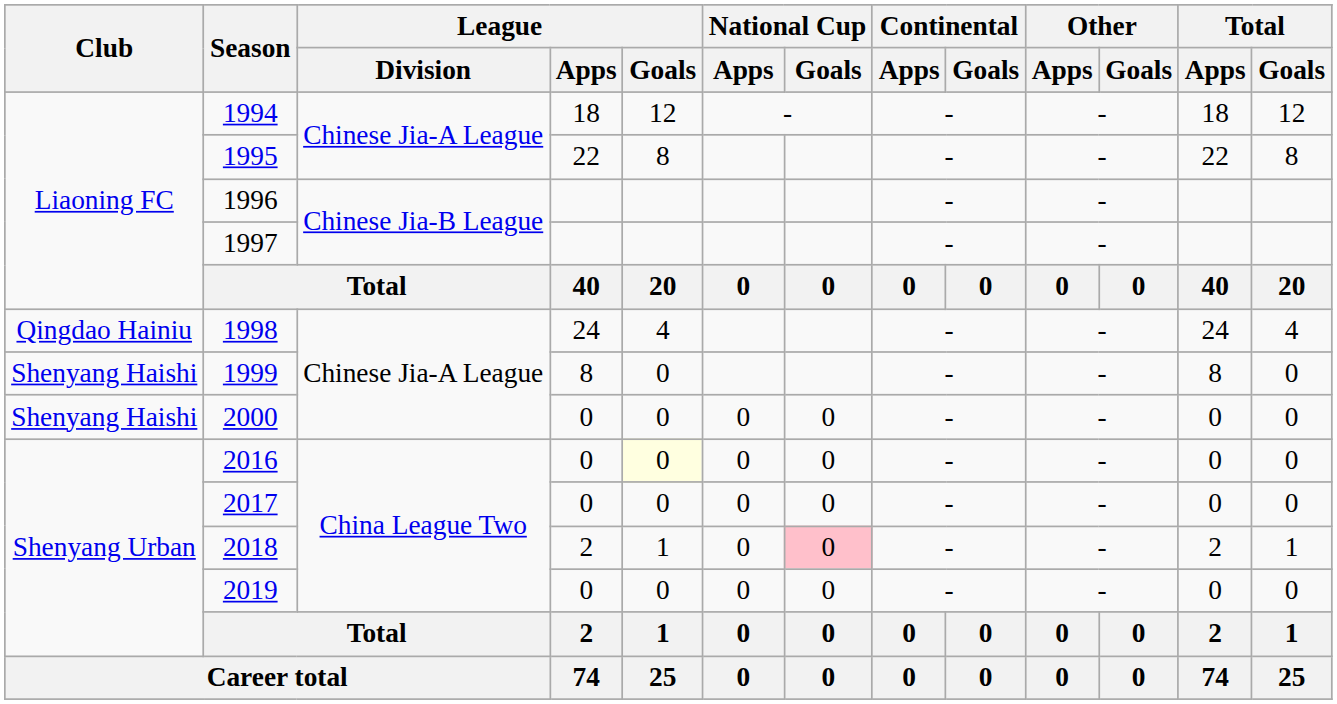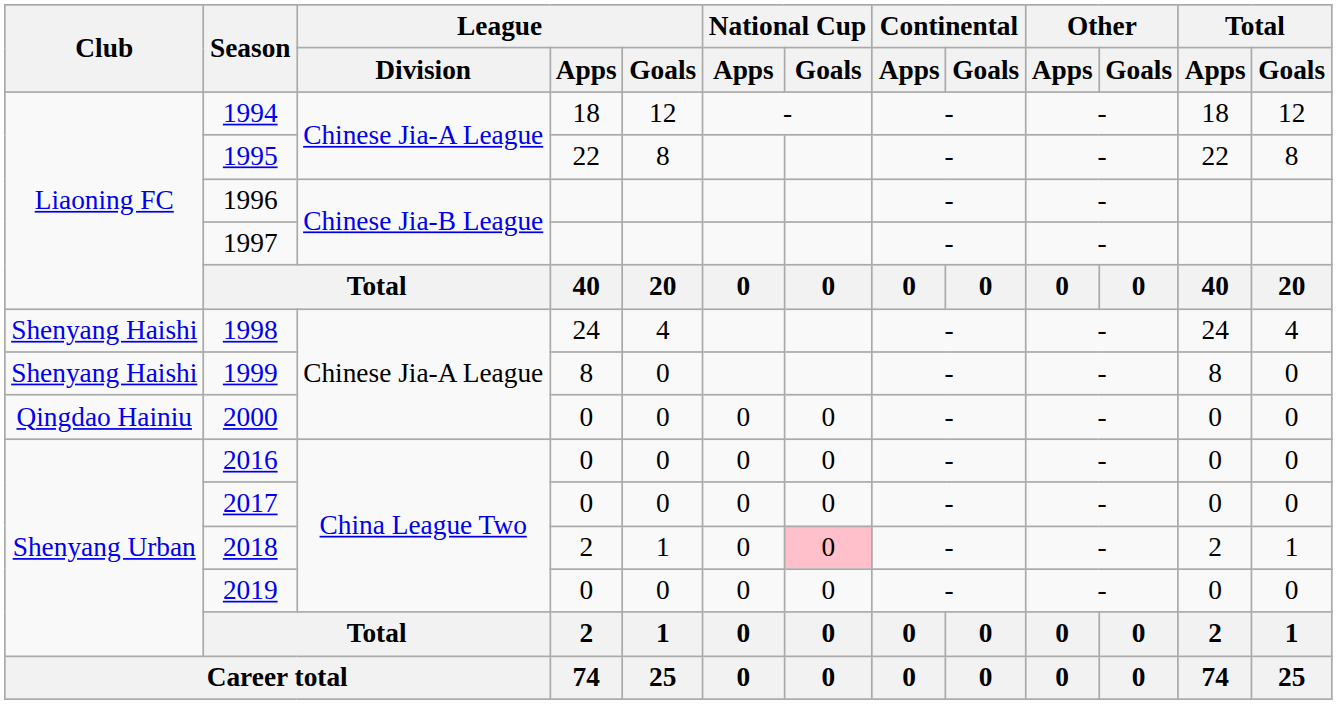(104, 329) Qingdao Hainiu -> (104, 329) Shenyang Haishi
(104, 416) Shenyang Haishi -> (104, 416) Qingdao Hainiu
(663, 460) lightyellow background -> (663, 460) no background
